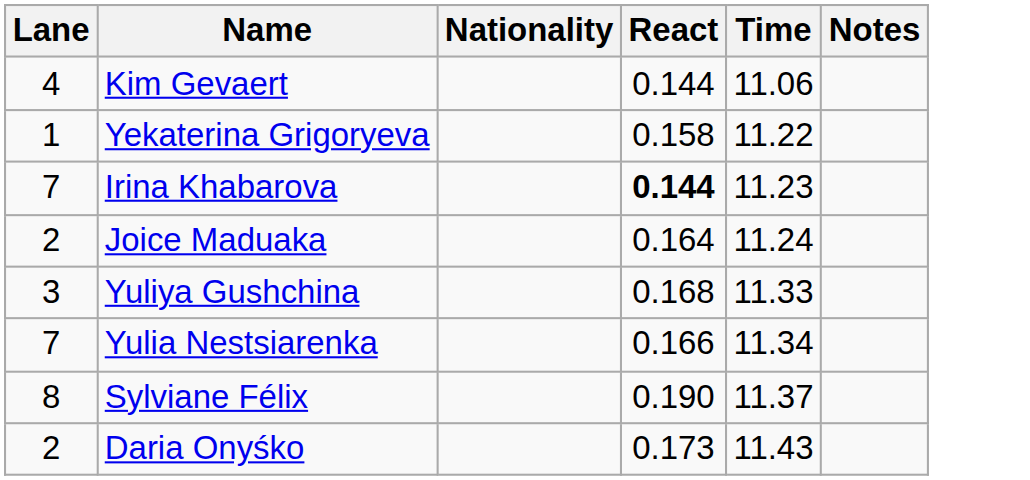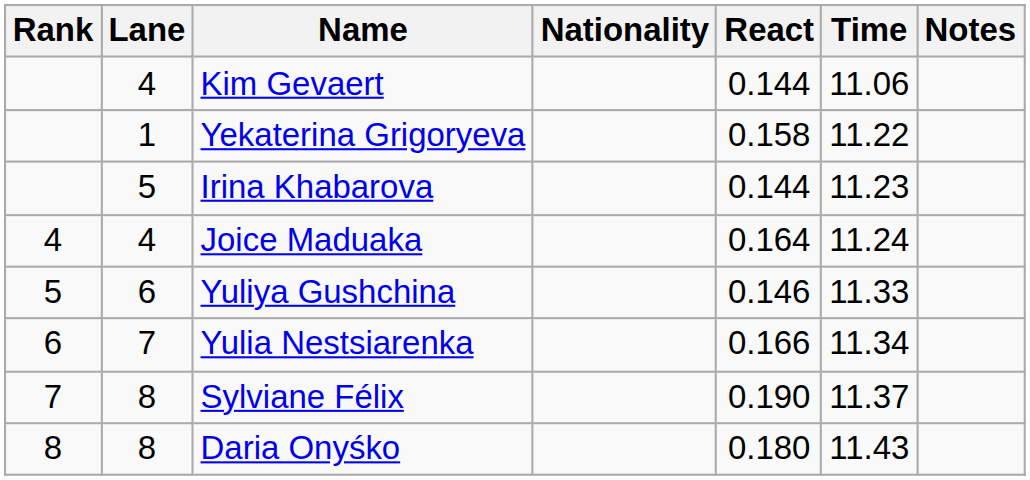+ column: (53, 30)
(51, 187) 7 -> (147, 187) 5
(673, 187) bold -> (769, 187) normal
(51, 239) 2 -> (147, 239) 4
(51, 291) 3 -> (147, 291) 6
(673, 291) 0.168 -> (769, 291) 0.146
(51, 448) 2 -> (147, 448) 8
(673, 448) 0.173 -> (769, 448) 0.180
